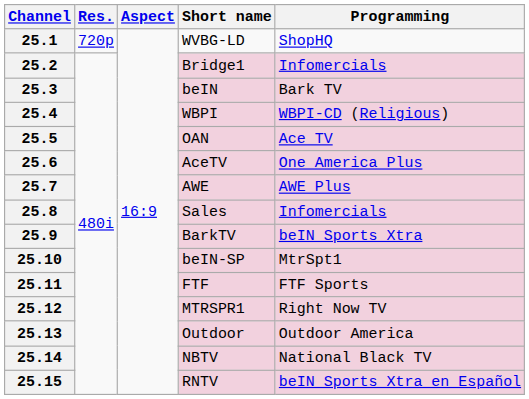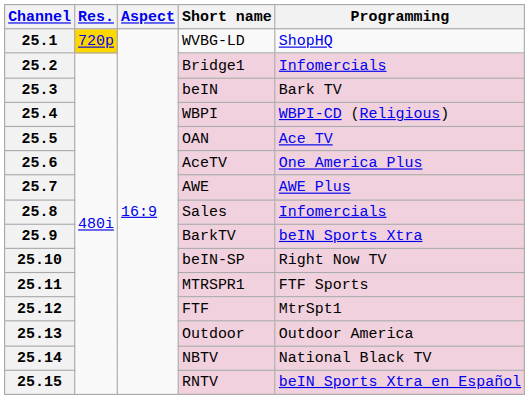(96, 41) no background -> (96, 41) gold background
(310, 260) MtrSpt1 -> (333, 260) Right Now TV
(195, 285) FTF -> (213, 285) MTRSPR1
(213, 309) MTRSPR1 -> (195, 309) FTF
(333, 309) Right Now TV -> (310, 309) MtrSpt1
